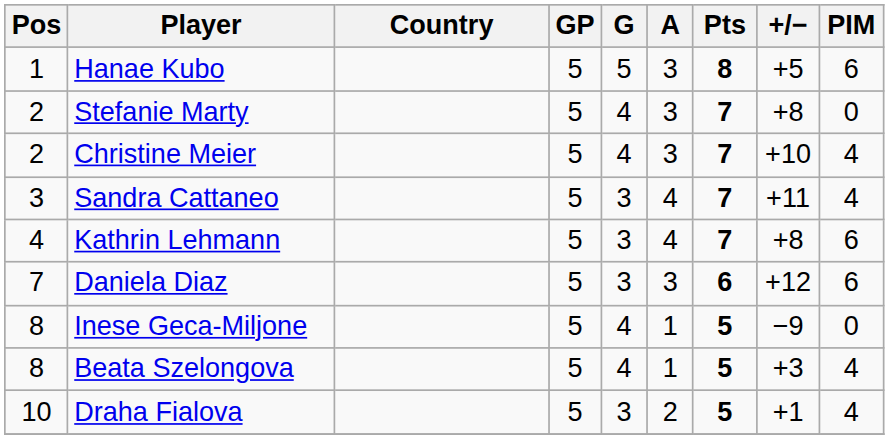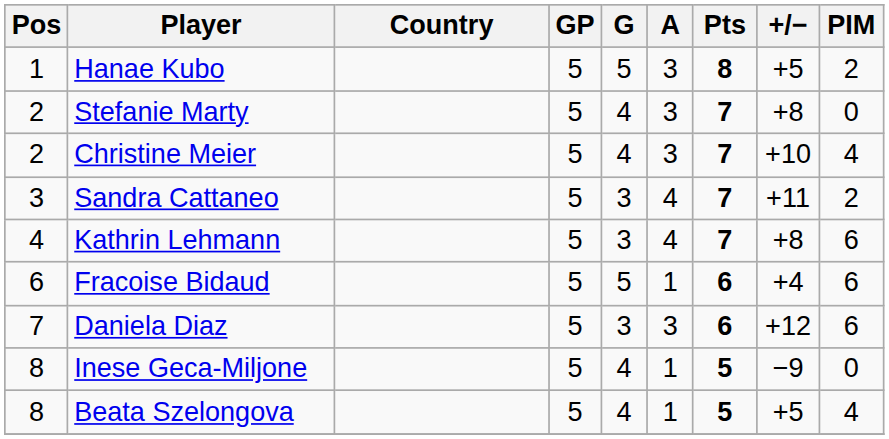(851, 68) 6 -> (851, 68) 2
(851, 197) 4 -> (851, 197) 2
+ row: (172, 283)
(788, 369) +3 -> (788, 411) +5
- row: (158, 411)
